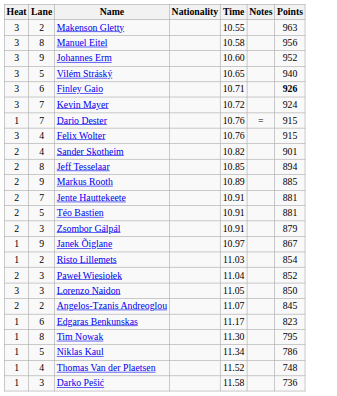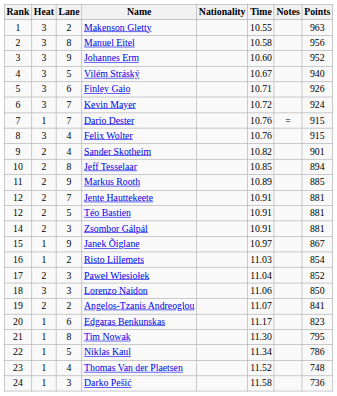+ column: (18, 12)
(234, 74) 10.65 -> (261, 74) 10.67
(290, 89) bold -> (317, 89) normal
(290, 228) 879 -> (317, 228) 881
(234, 290) 11.05 -> (261, 290) 11.06
(290, 306) 845 -> (317, 306) 841
